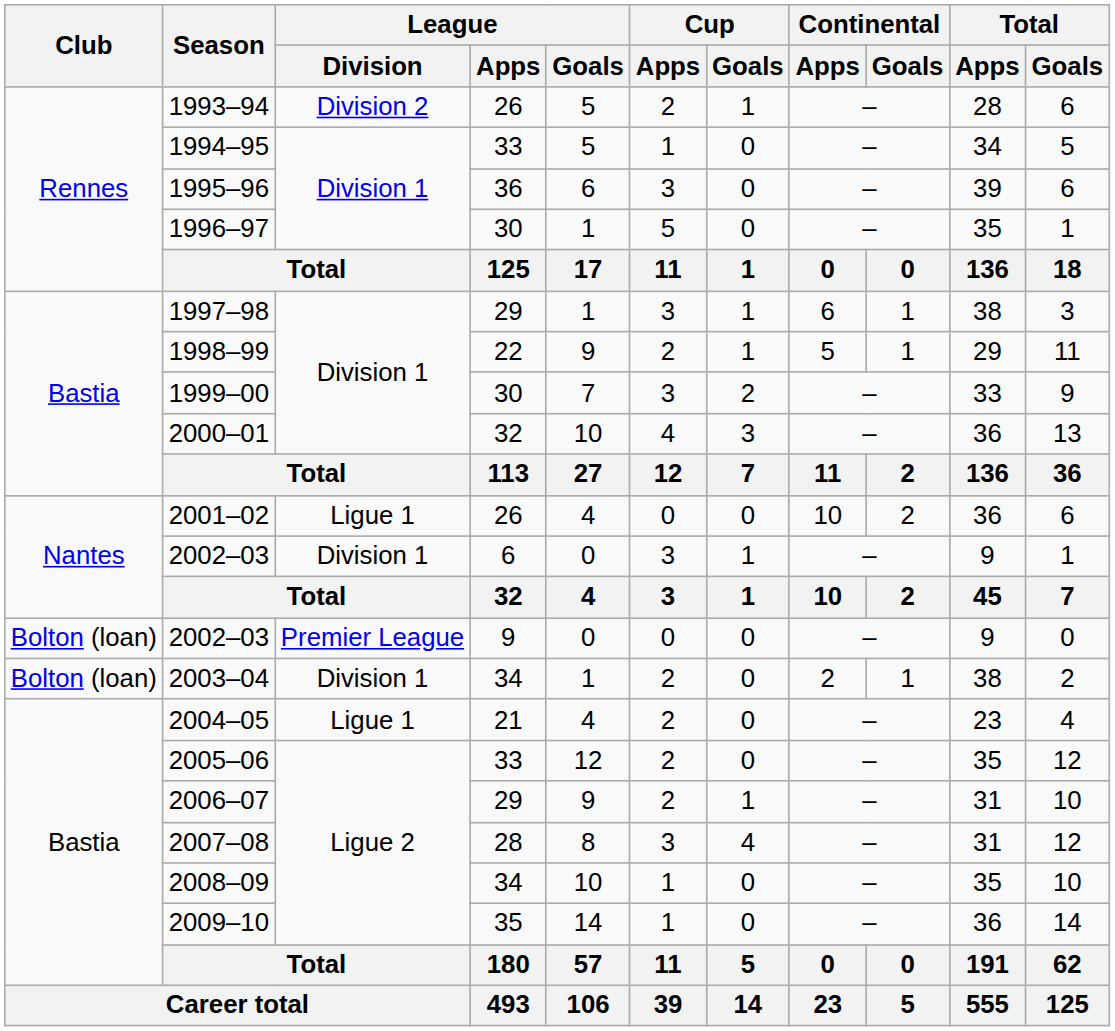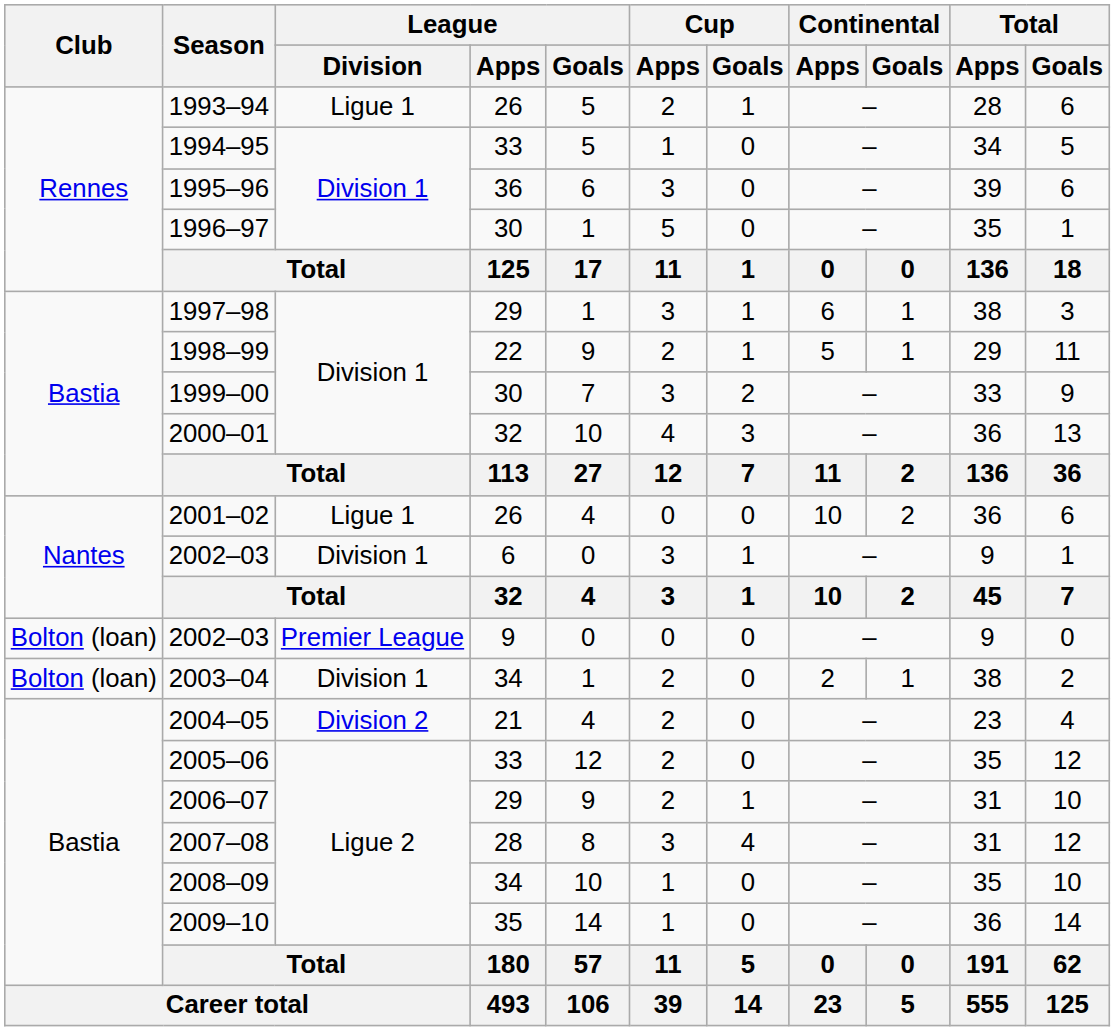(373, 106) Division 2 -> (373, 106) Ligue 1
(373, 719) Ligue 1 -> (373, 719) Division 2
